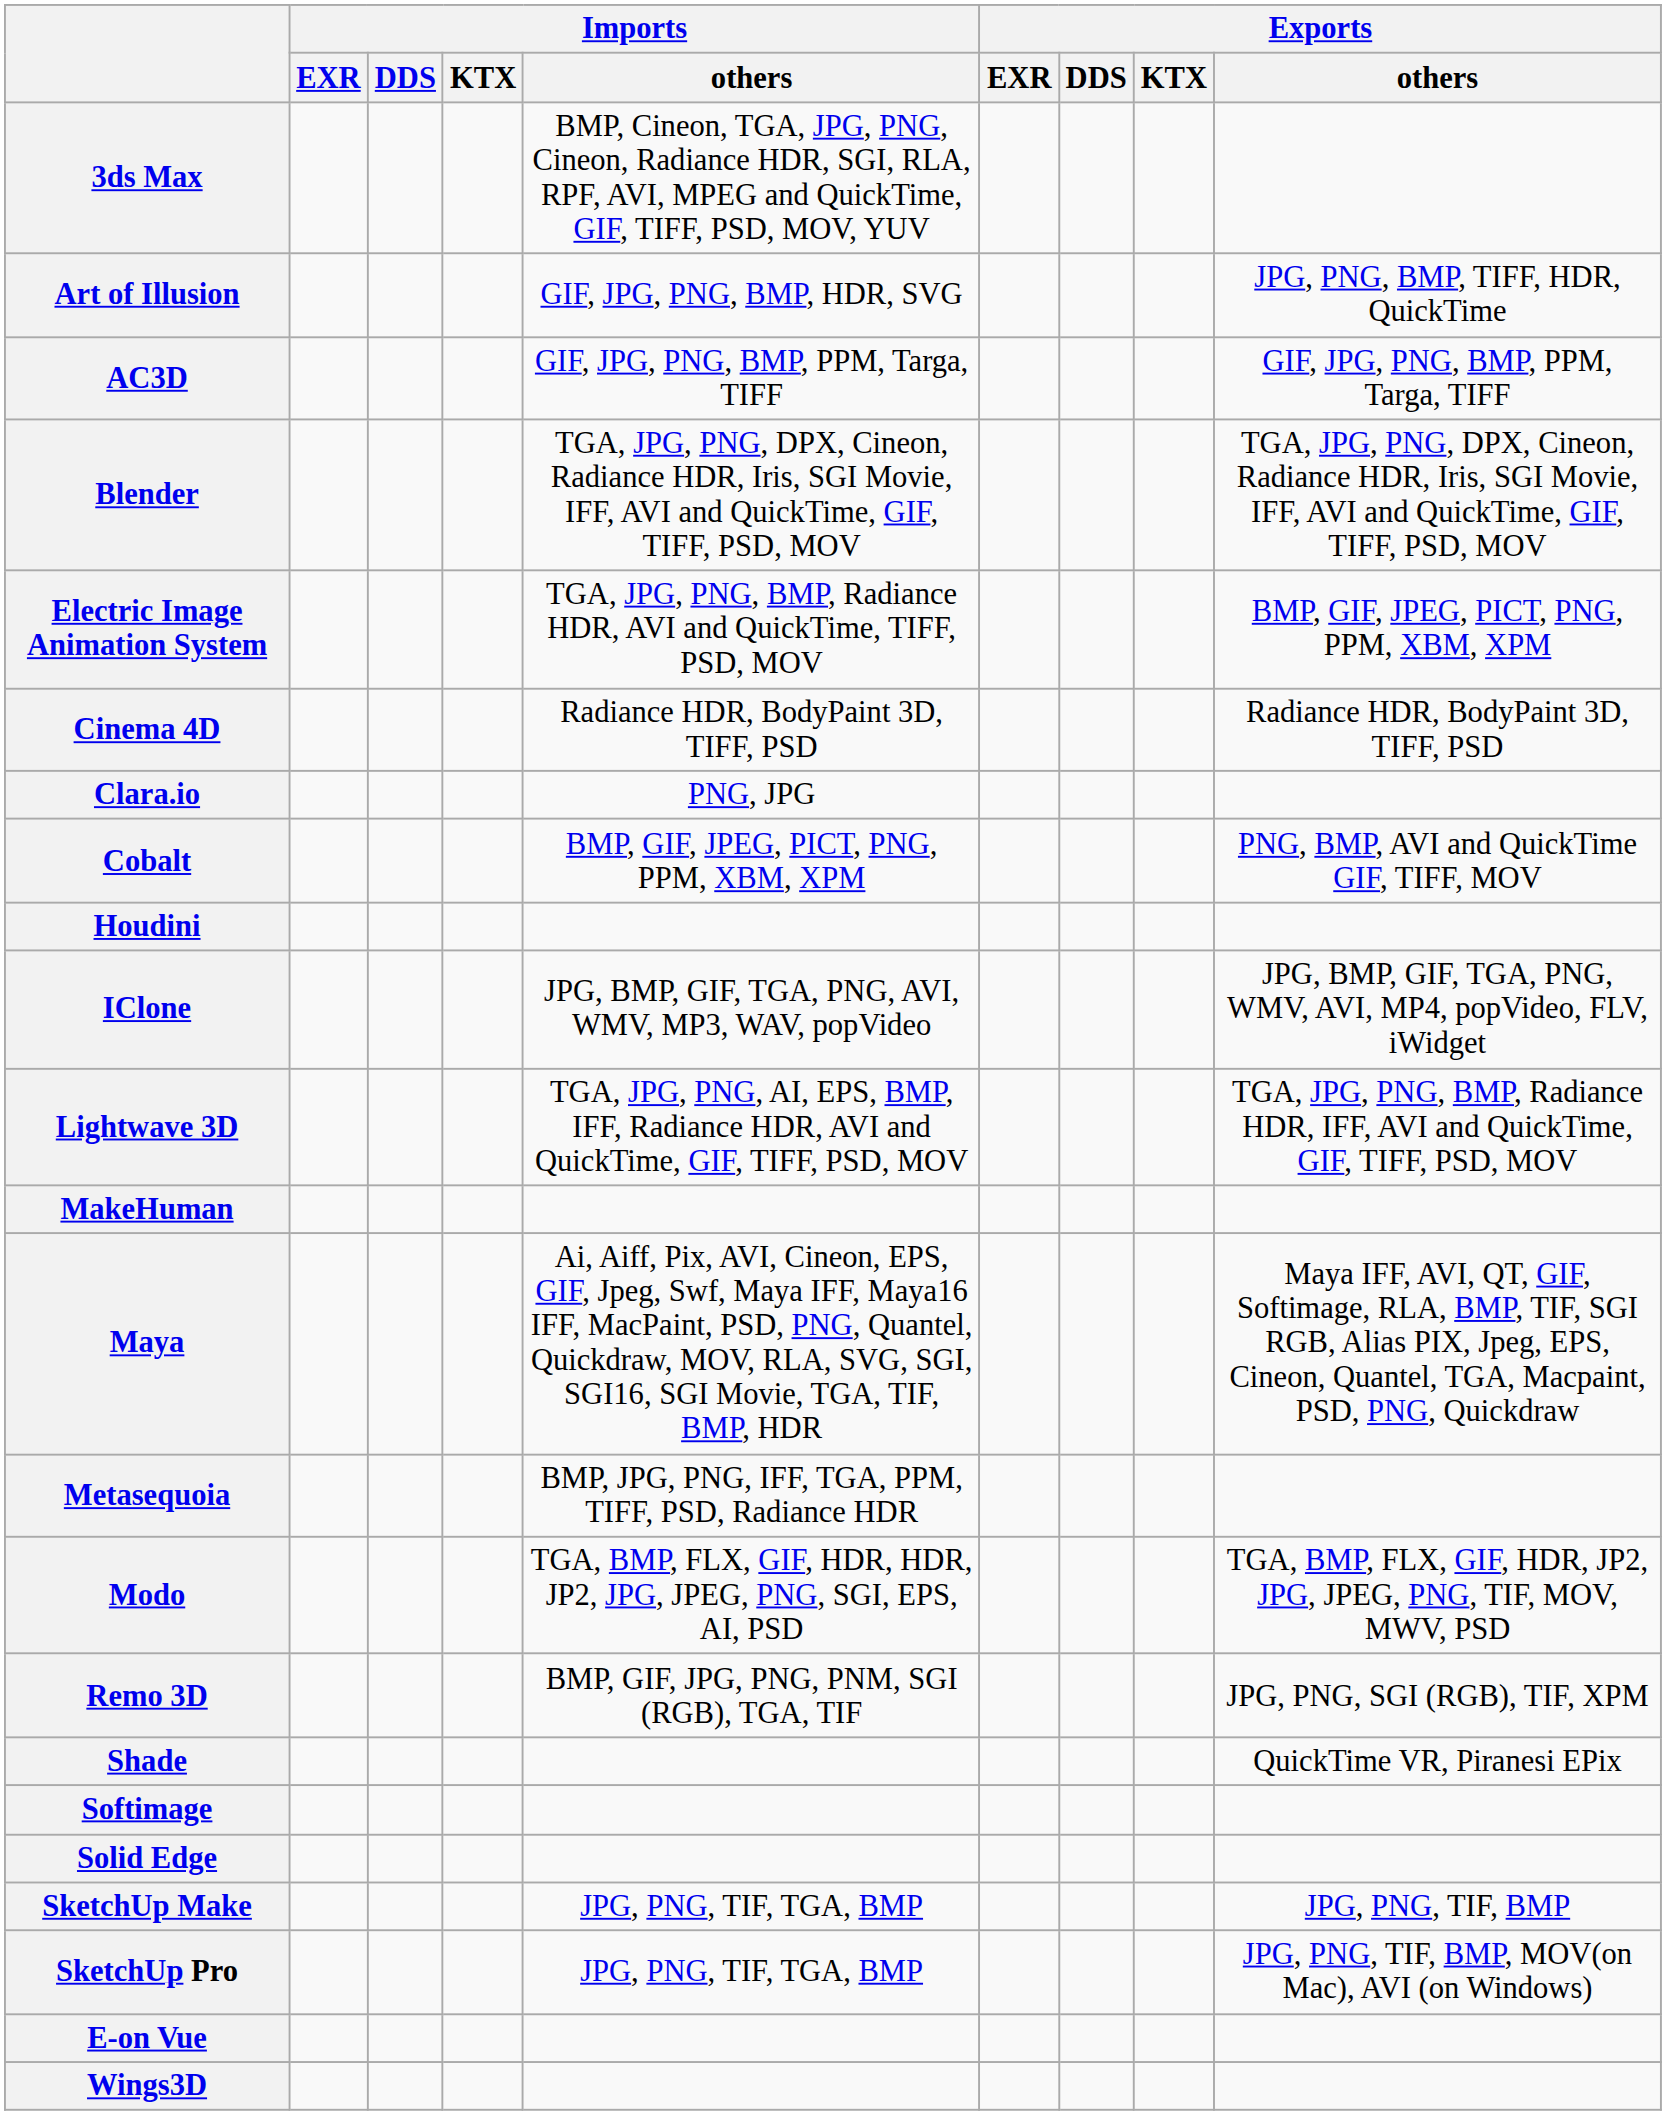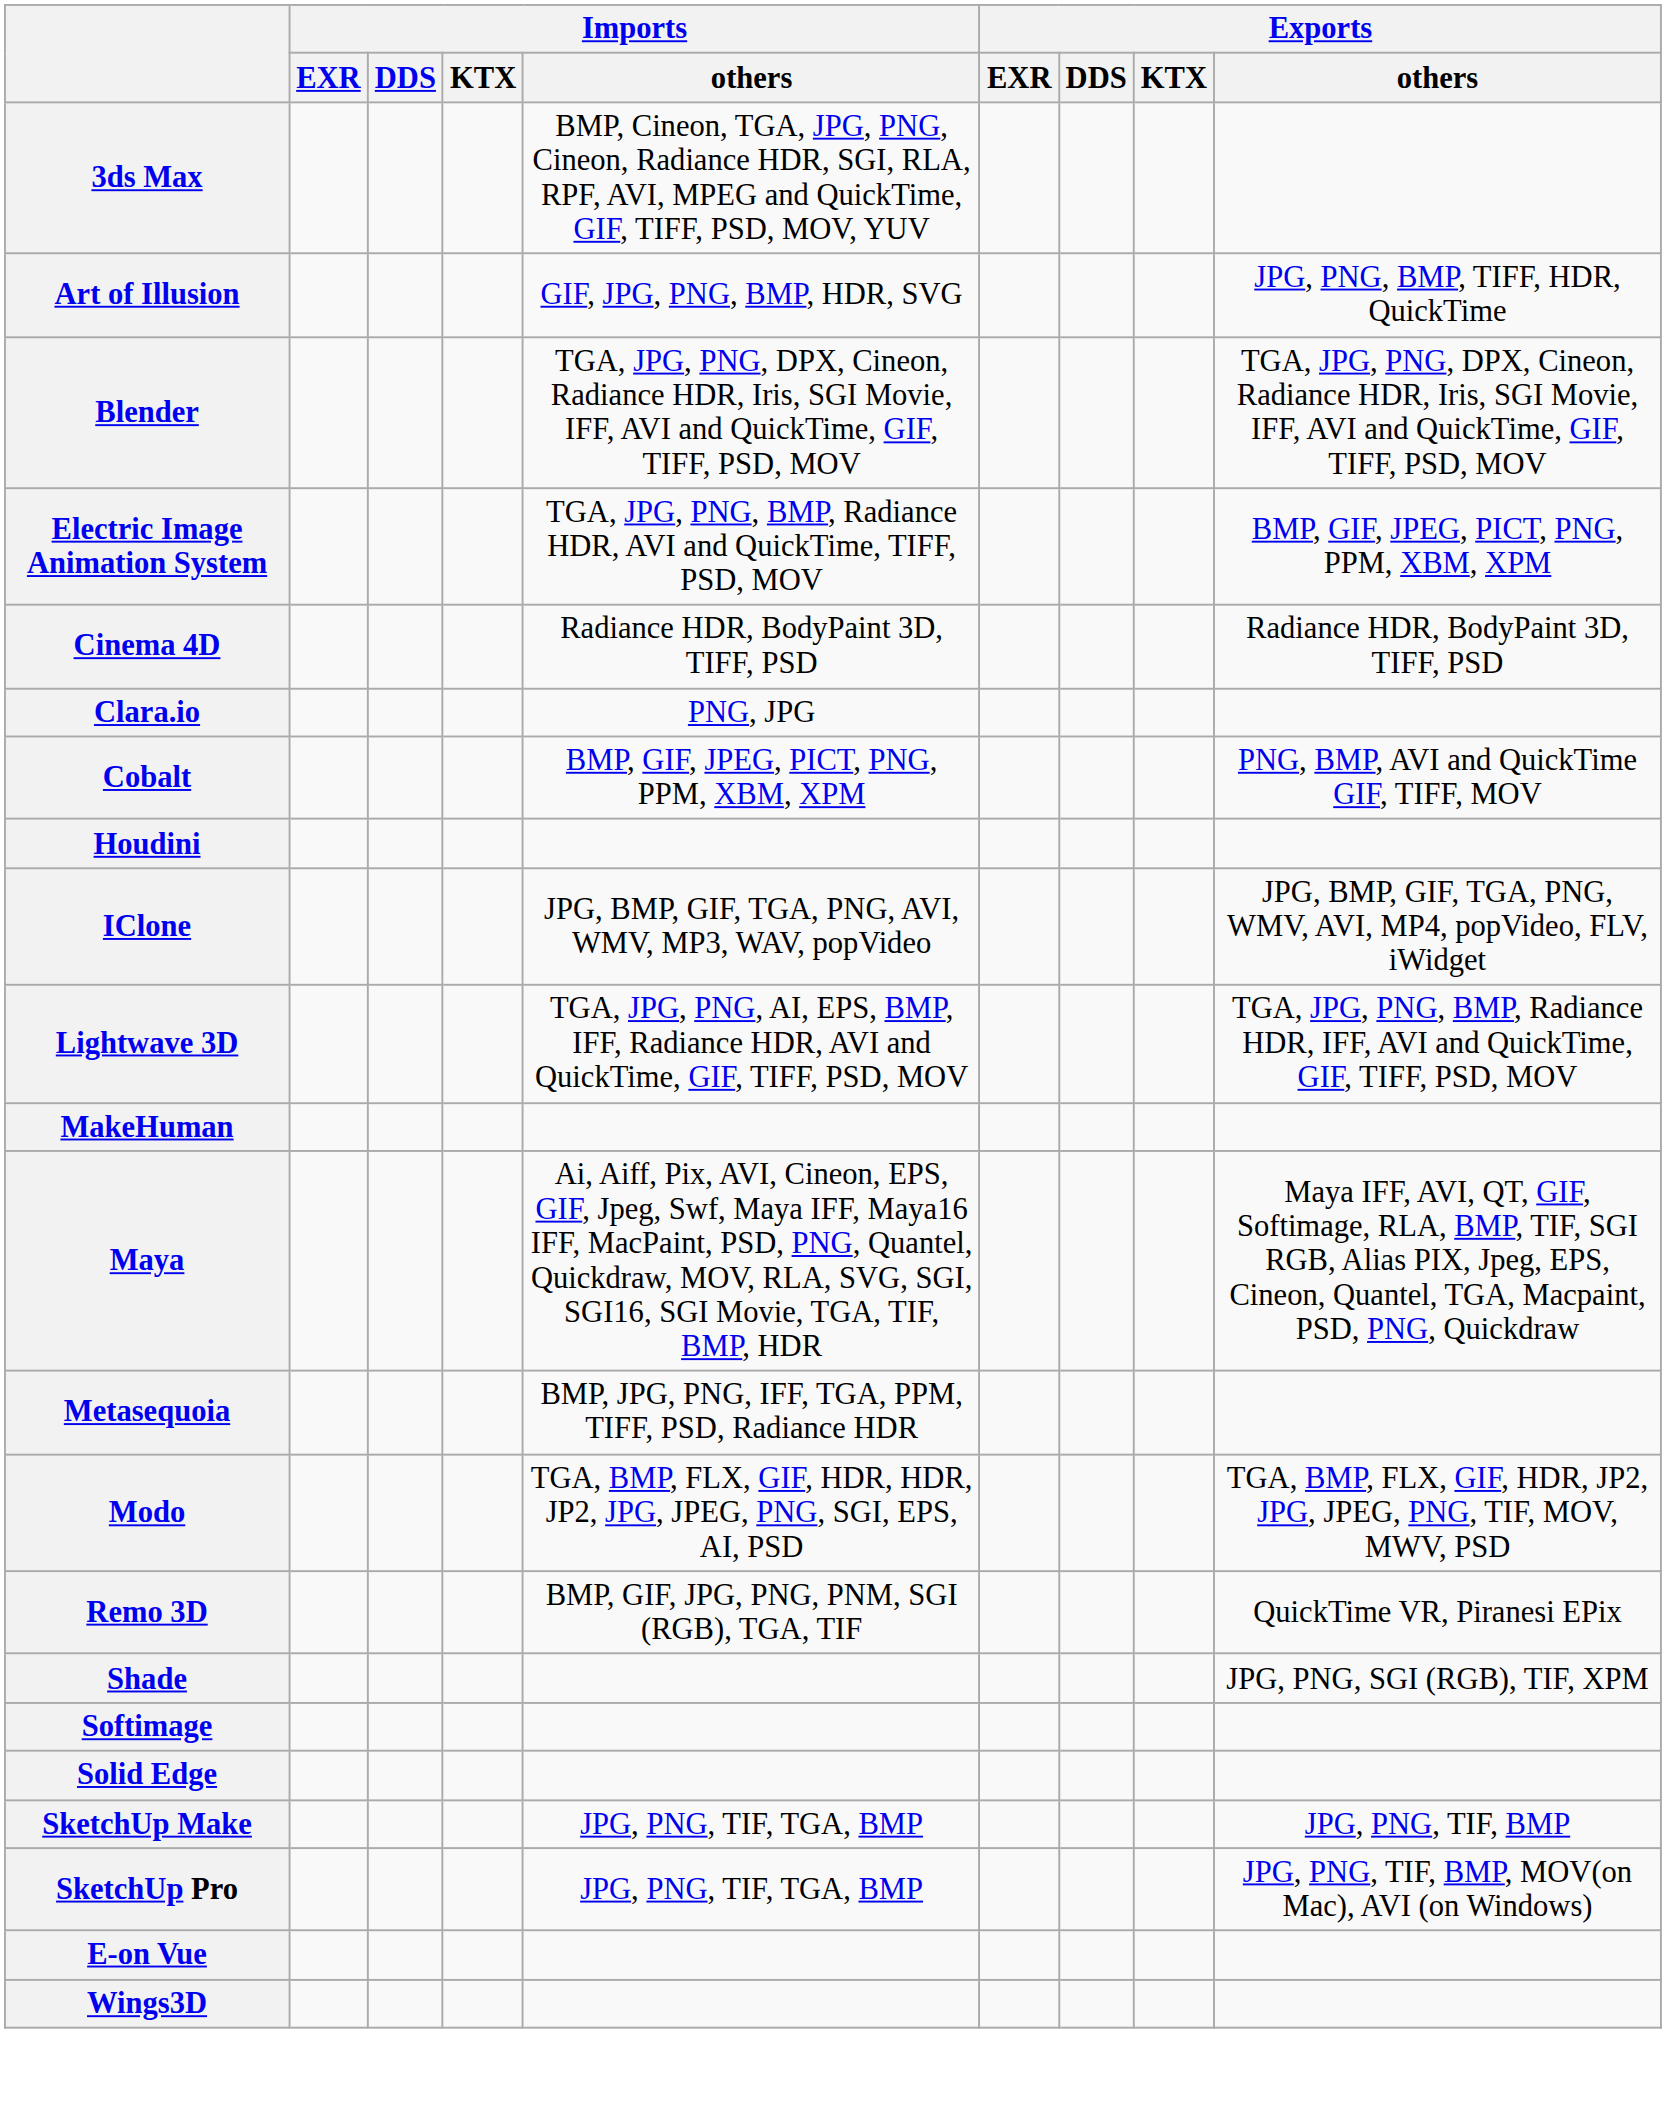- row: (147, 377)
(1437, 1694) JPG, PNG, SGI (RGB), TIF, XPM -> (1437, 1612) QuickTime VR, Piranesi EPix
(1437, 1760) QuickTime VR, Piranesi EPix -> (1437, 1677) JPG, PNG, SGI (RGB), TIF, XPM
